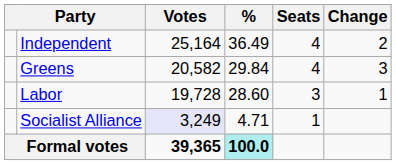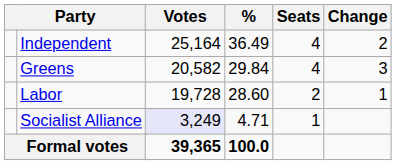(316, 95) 3 -> (316, 95) 2
(249, 146) paleturquoise background -> (249, 146) no background
